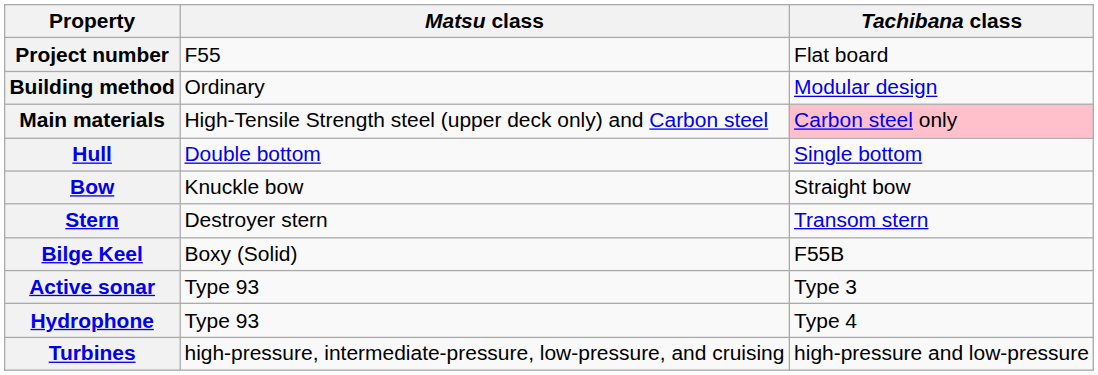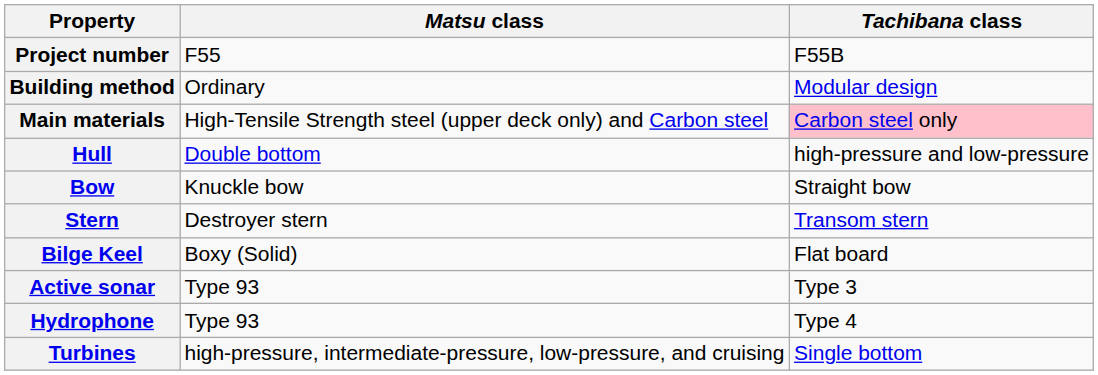(841, 54) Flat board -> (819, 54) F55B
(858, 154) Single bottom -> (941, 154) high-pressure and low-pressure
(819, 253) F55B -> (841, 253) Flat board
(941, 353) high-pressure and low-pressure -> (858, 353) Single bottom
